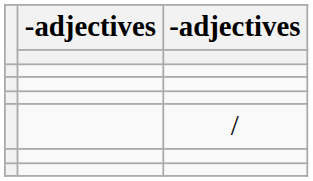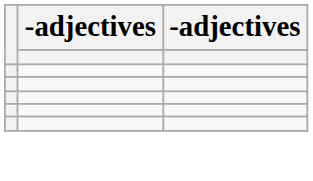- row: (12, 127)
